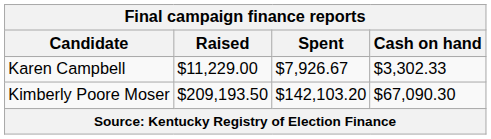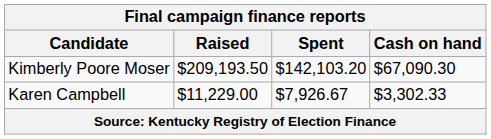rows swapped: (67, 69) <-> (89, 95)
